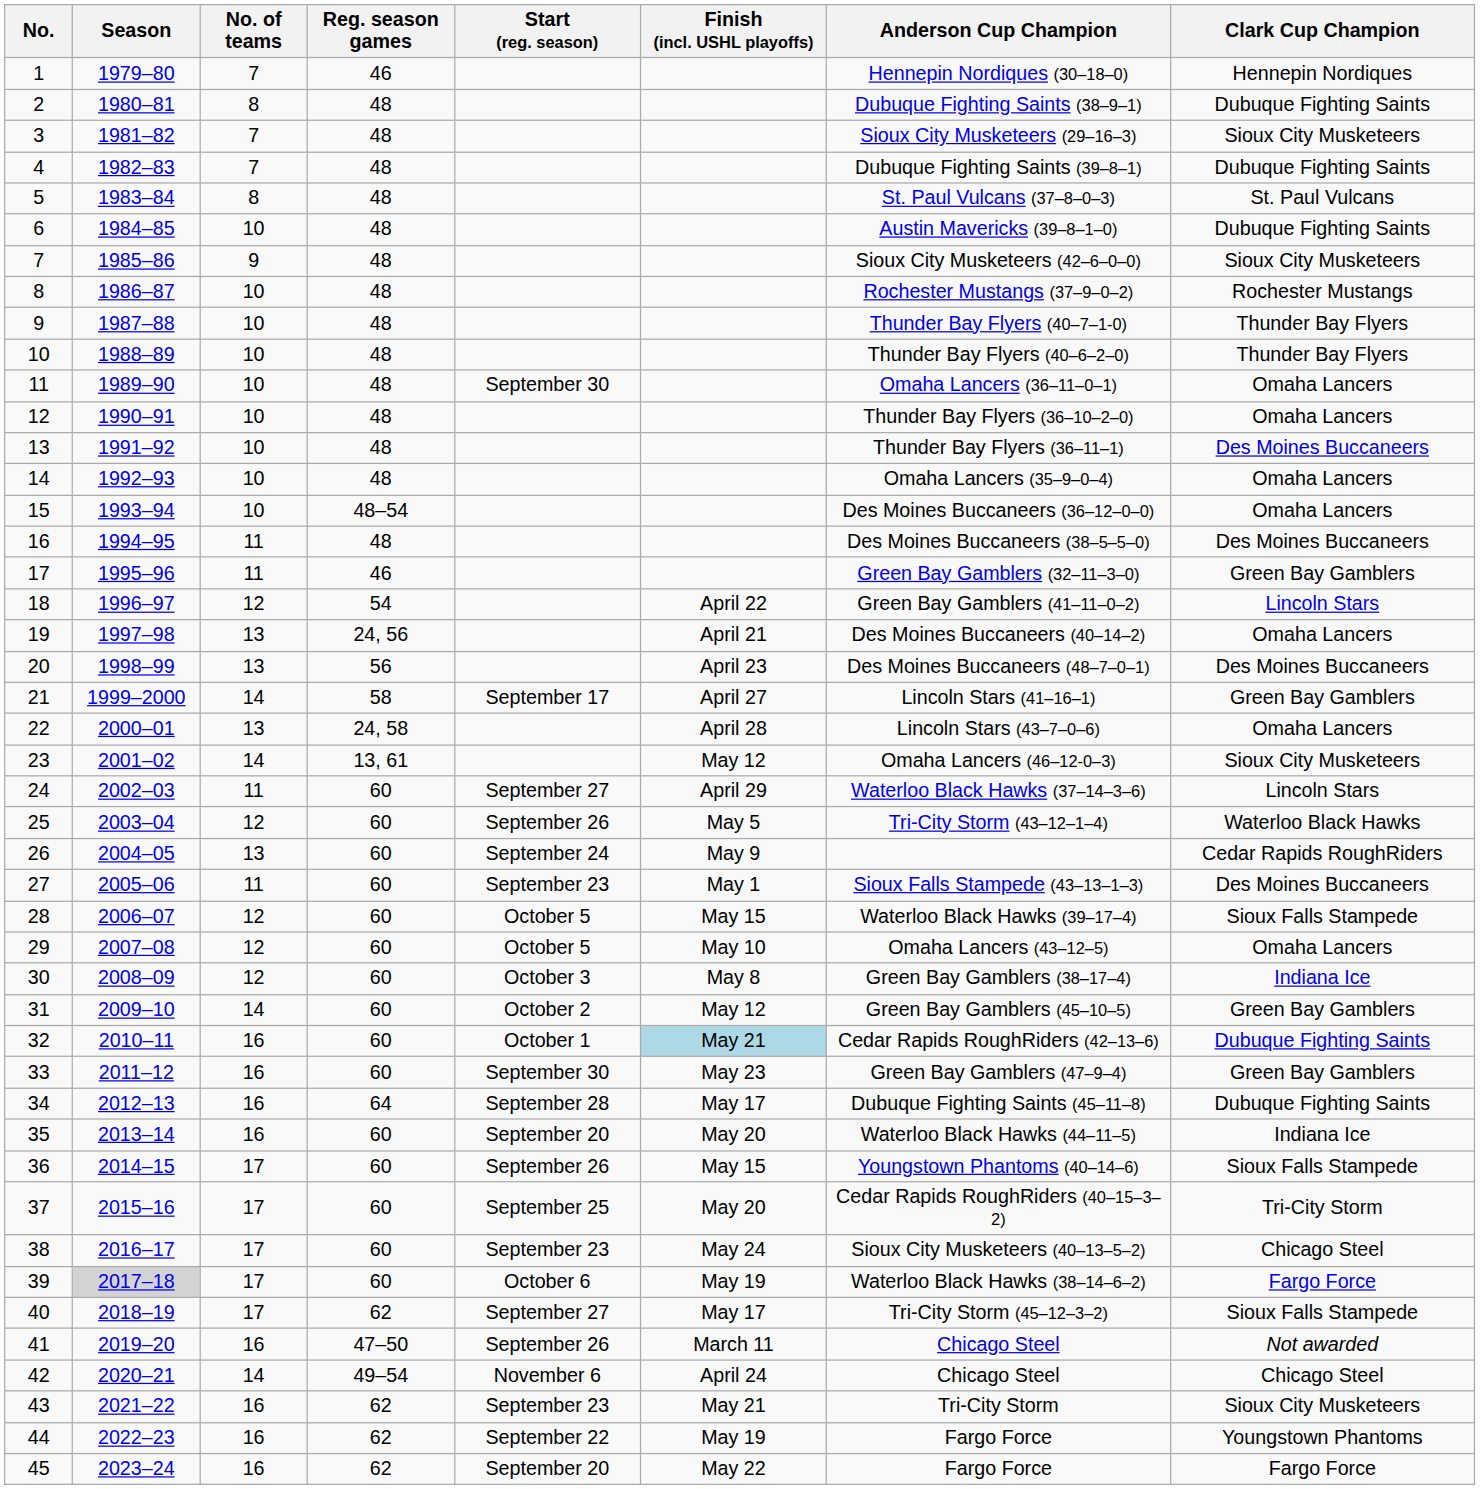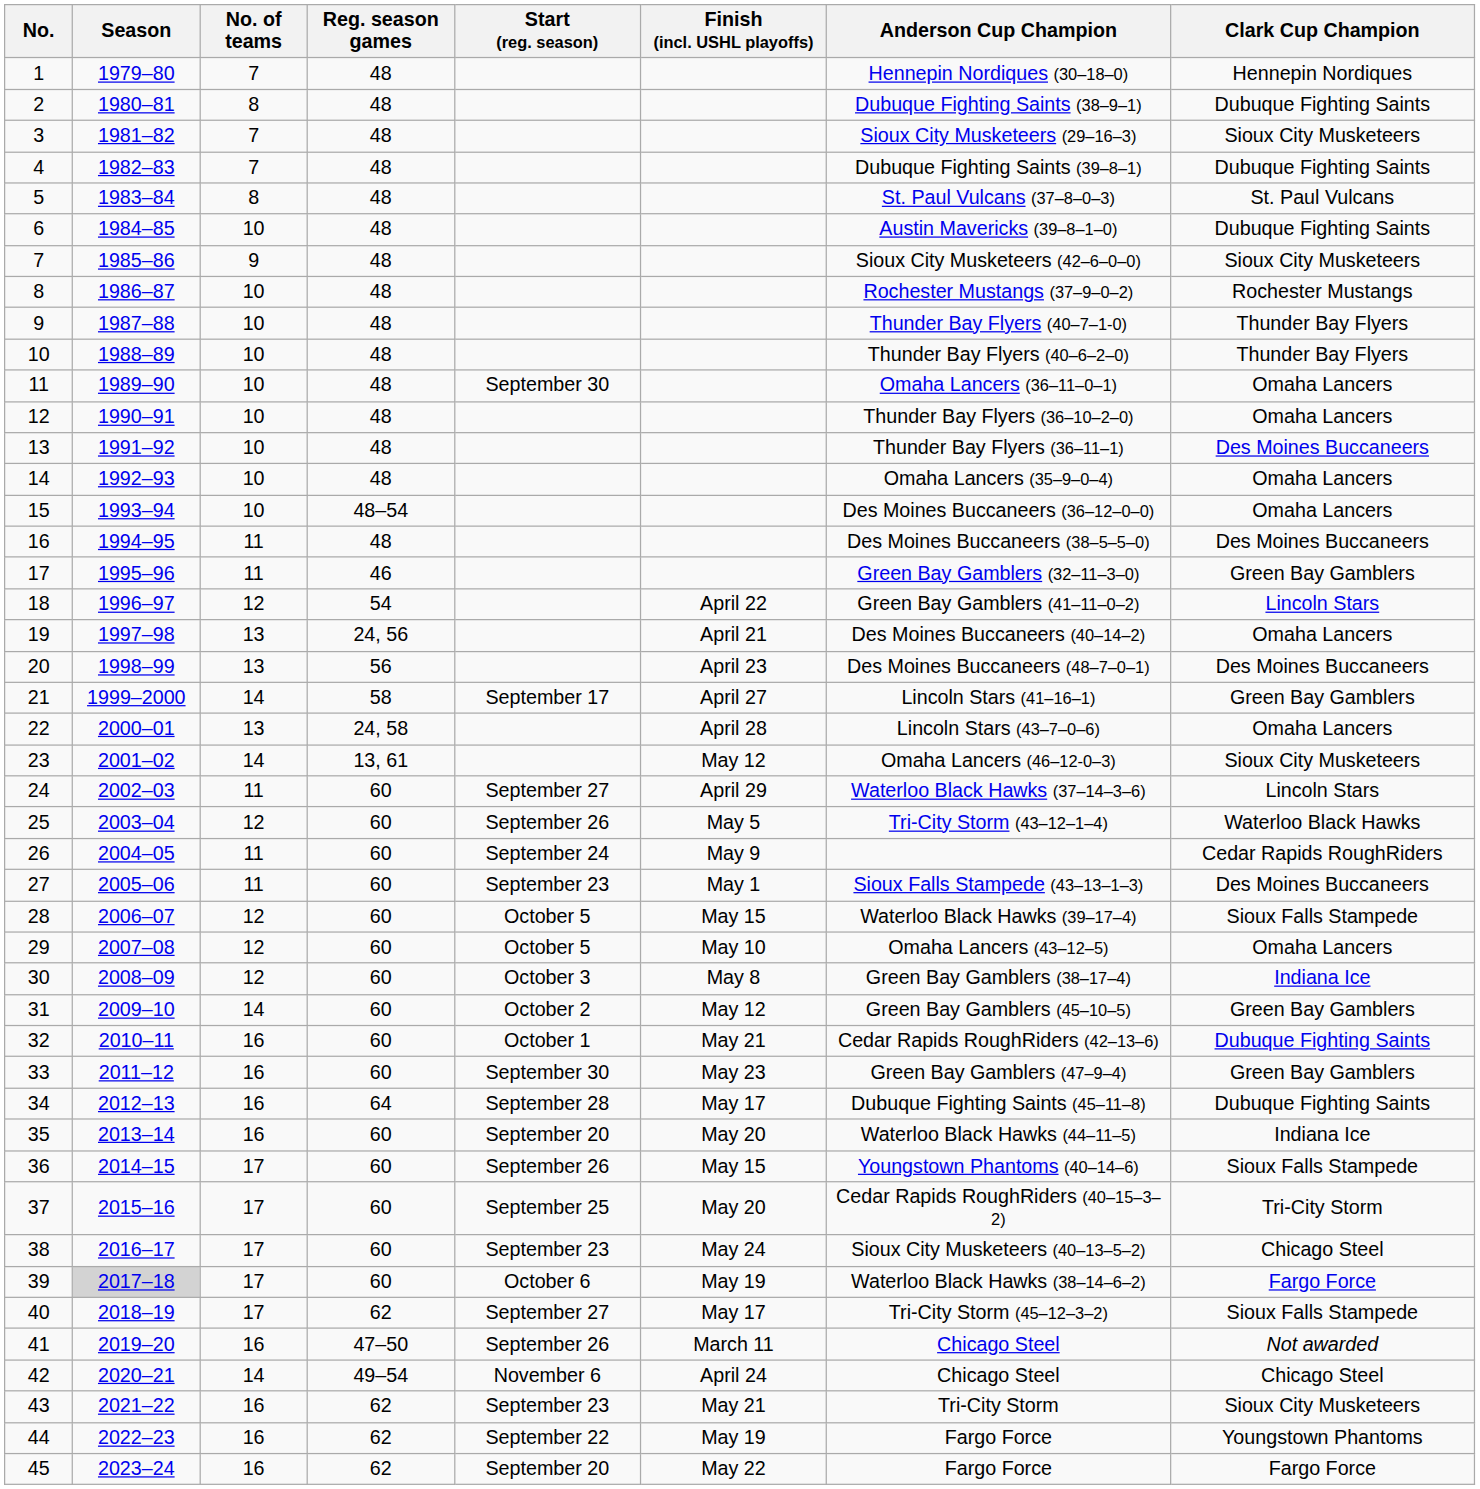(381, 73) 46 -> (381, 73) 48
(254, 853) 13 -> (254, 853) 11
(733, 1041) lightblue background -> (733, 1041) no background
